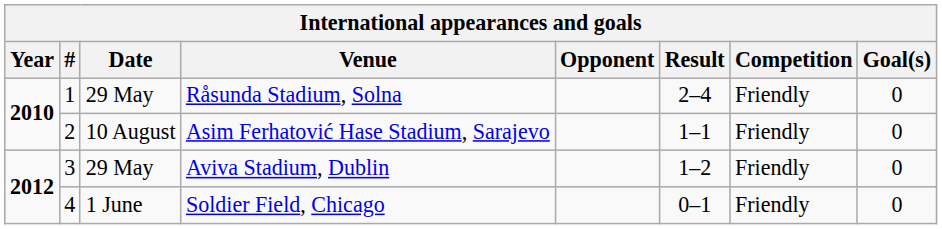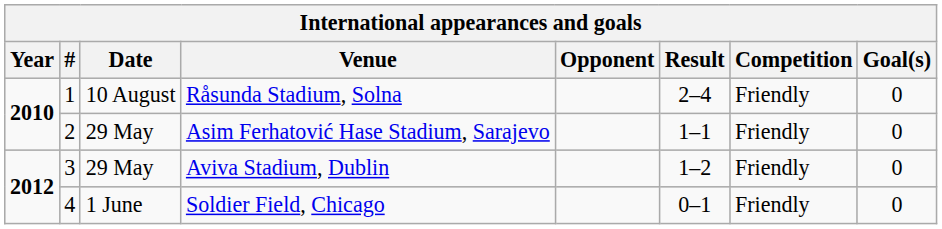(120, 95) 29 May -> (131, 95) 10 August
(131, 132) 10 August -> (120, 132) 29 May
